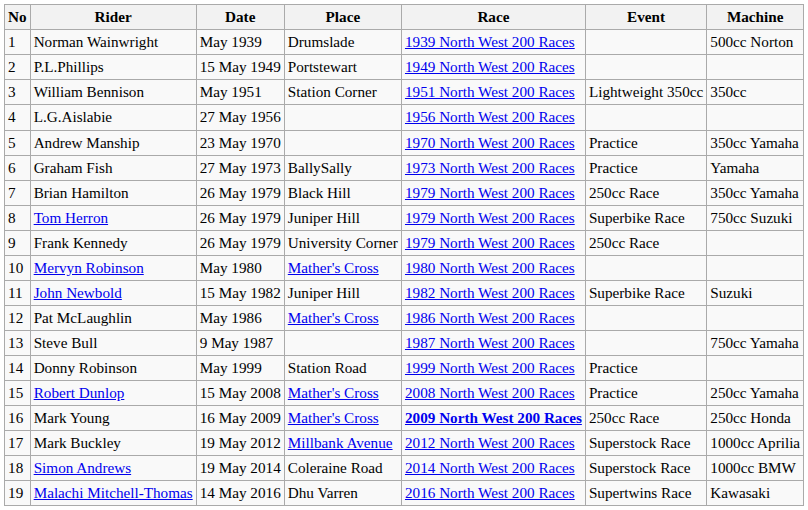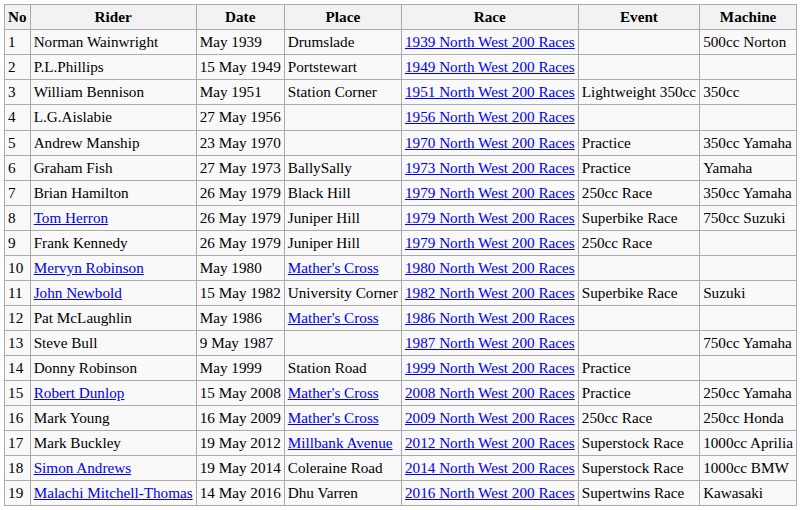(343, 242) University Corner -> (324, 242) Juniper Hill
(324, 292) Juniper Hill -> (343, 292) University Corner
(493, 418) bold -> (490, 418) normal
